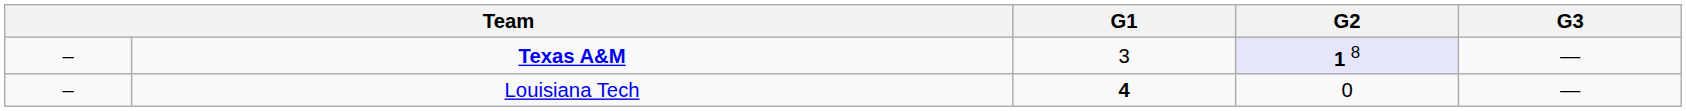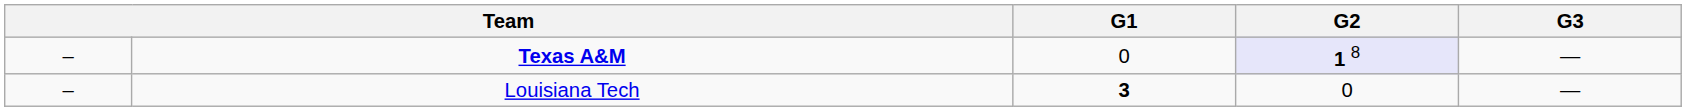(1124, 56) 3 -> (1124, 56) 0
(1124, 91) 4 -> (1124, 91) 3
